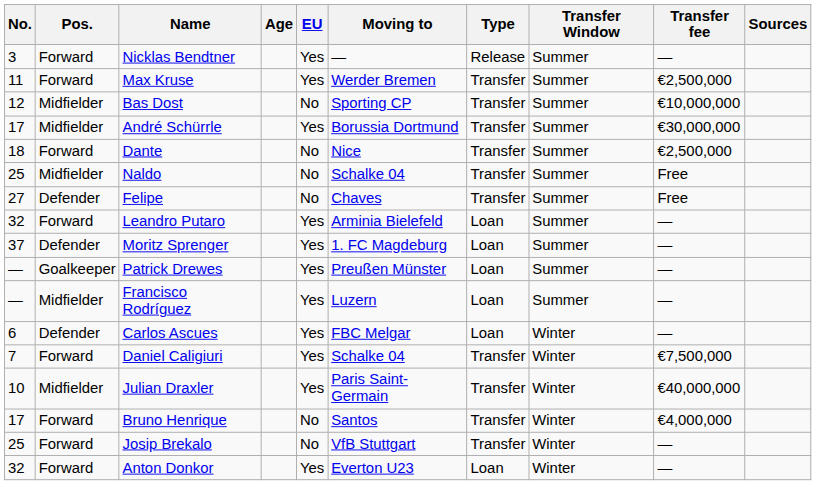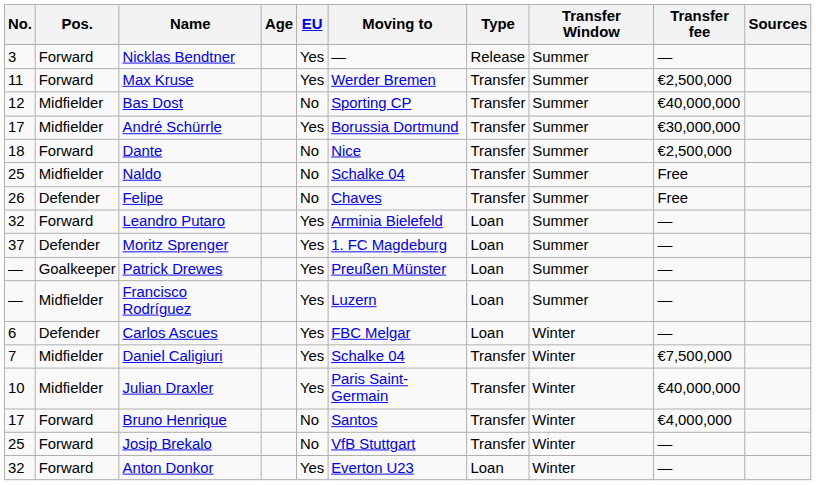(699, 103) €10,000,000 -> (699, 103) €40,000,000
(16, 198) 27 -> (16, 198) 26
(66, 356) Forward -> (71, 356) Midfielder
